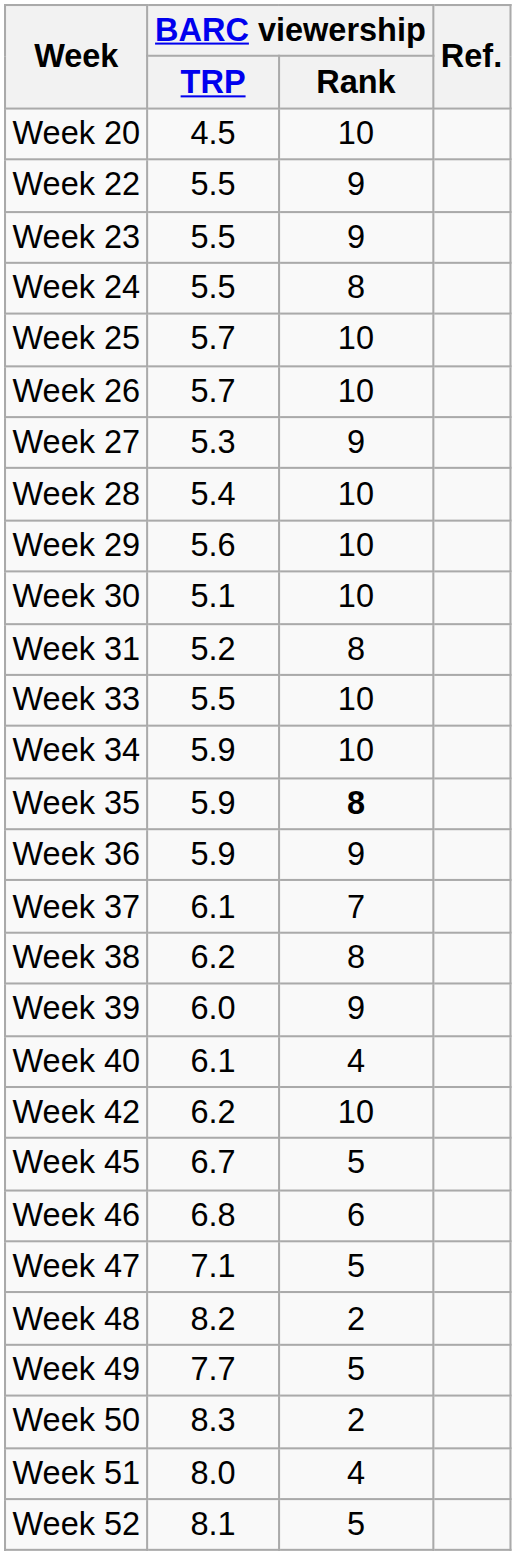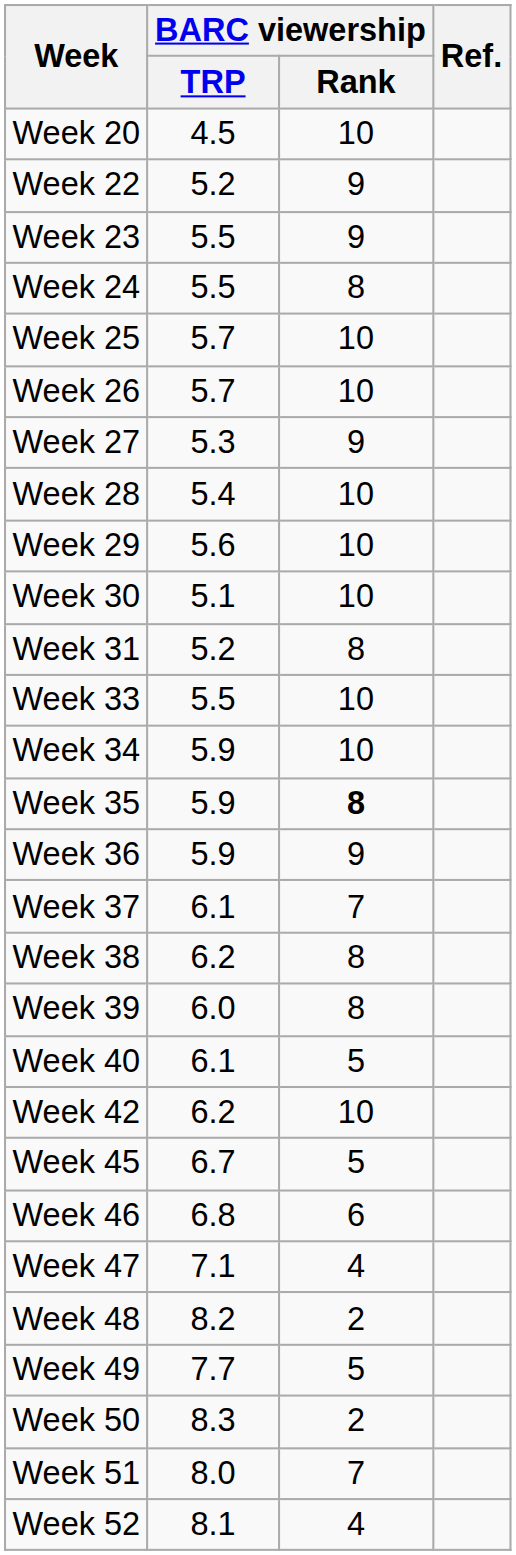(213, 184) 5.5 -> (213, 184) 5.2
(356, 1008) 9 -> (356, 1008) 8
(356, 1060) 4 -> (356, 1060) 5
(356, 1266) 5 -> (356, 1266) 4
(356, 1472) 4 -> (356, 1472) 7
(356, 1524) 5 -> (356, 1524) 4
